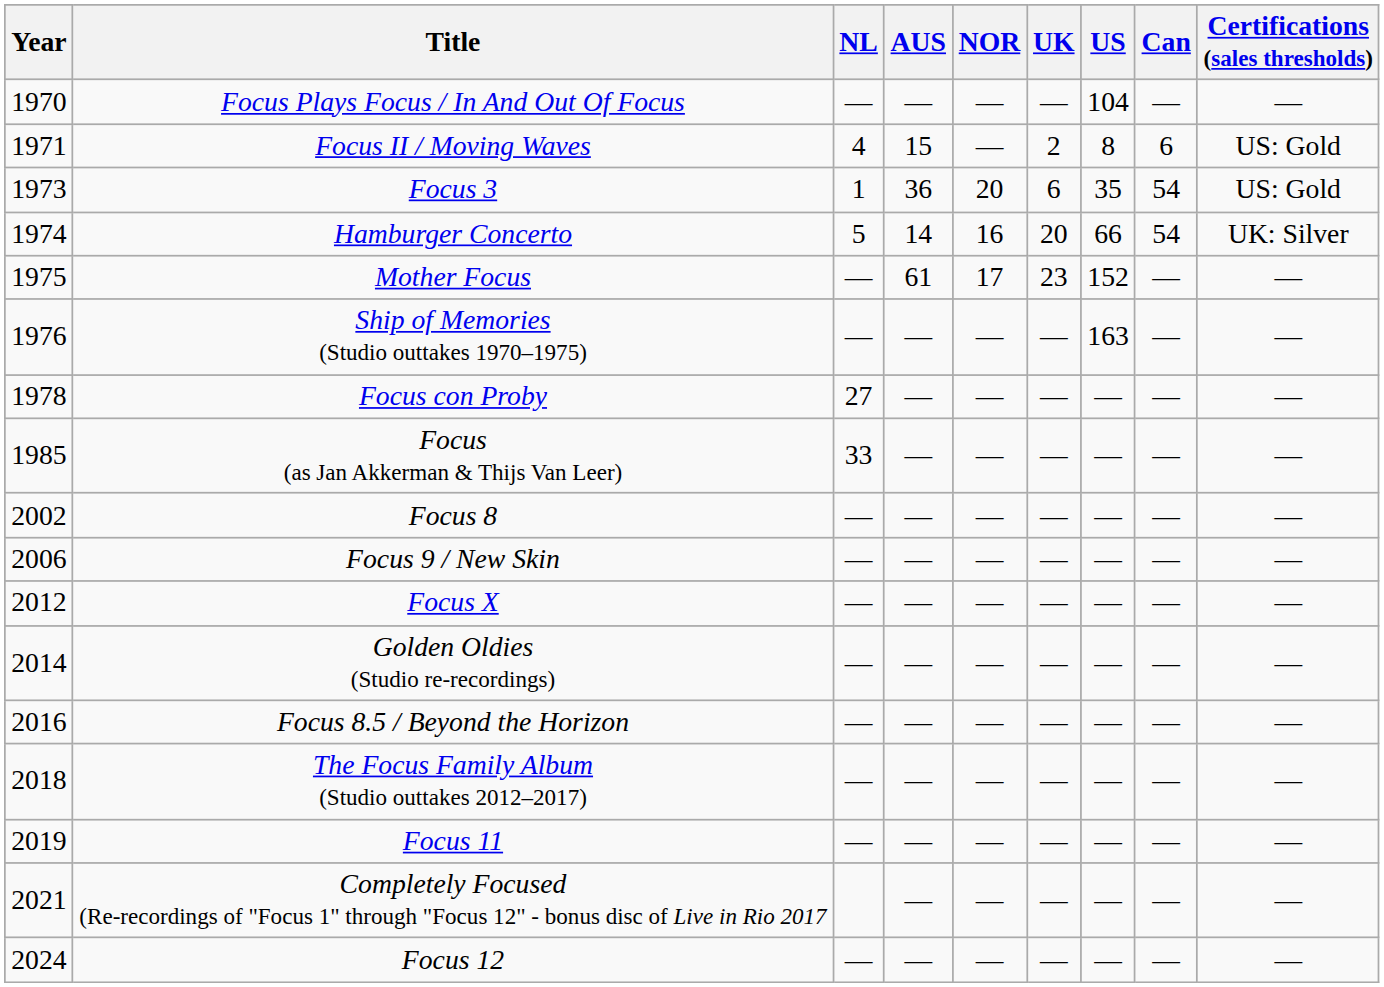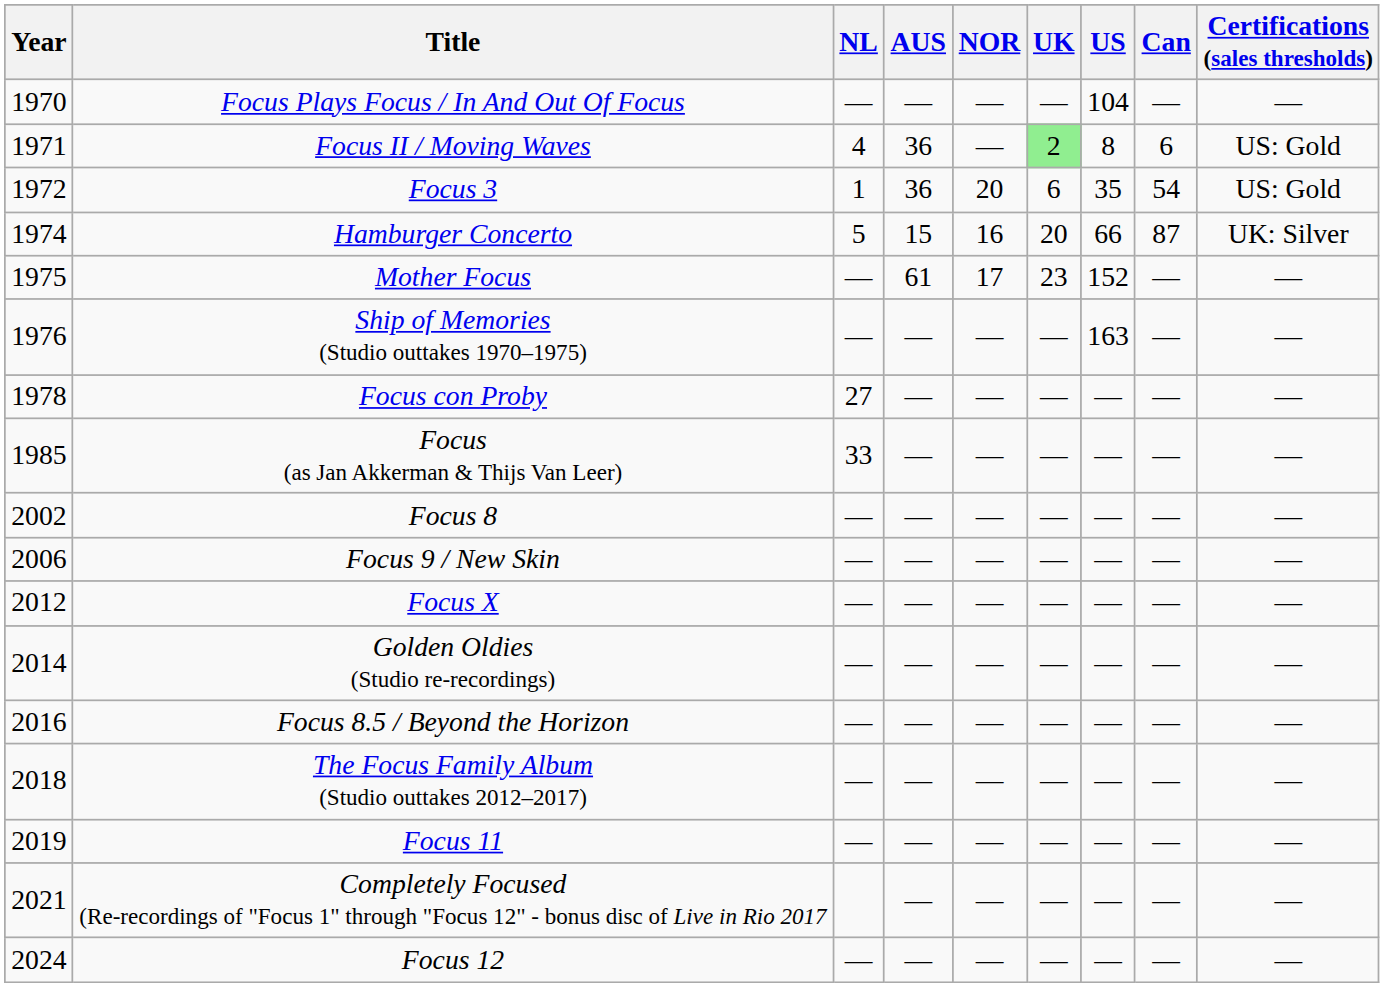(918, 145) 15 -> (918, 145) 36
(1054, 145) no background -> (1054, 145) lightgreen background
(39, 189) 1973 -> (39, 189) 1972
(918, 233) 14 -> (918, 233) 15
(1166, 233) 54 -> (1166, 233) 87
